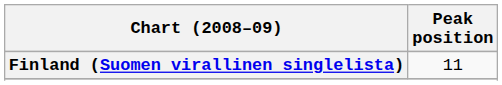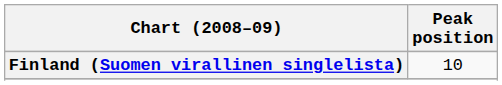(453, 65) 11 -> (453, 65) 10
